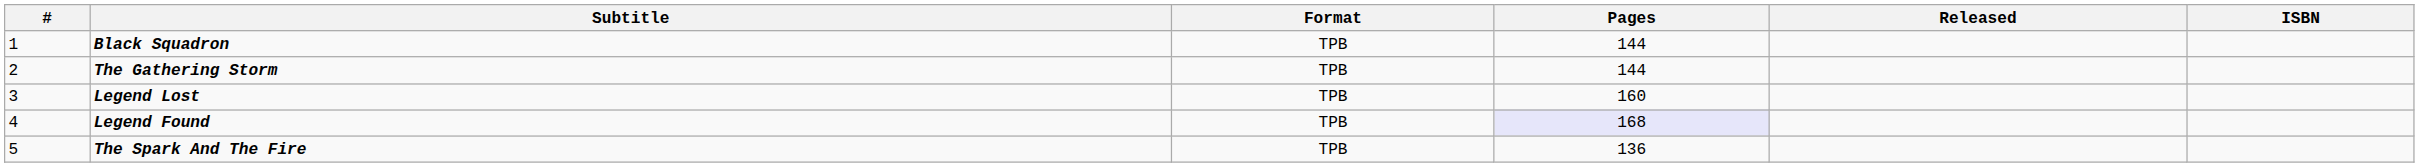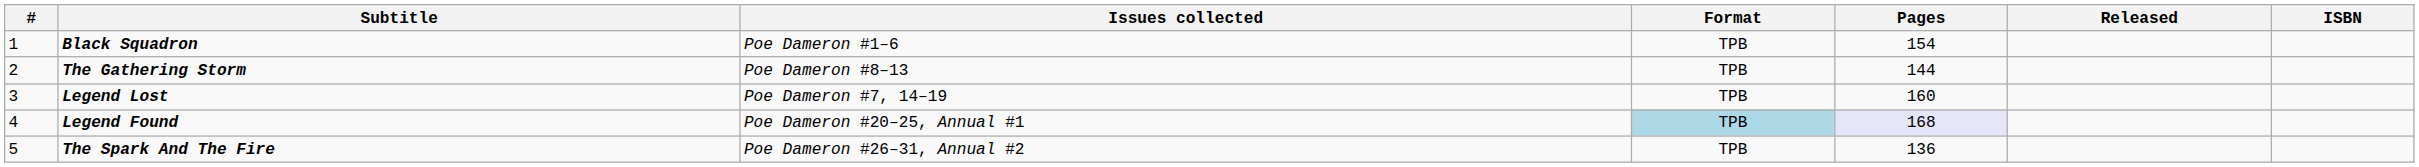+ column: (1186, 18)
(1632, 44) 144 -> (1921, 44) 154
(1333, 123) no background -> (1733, 123) lightblue background
